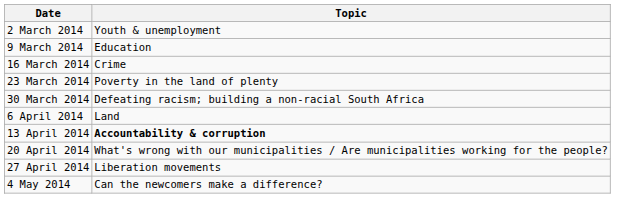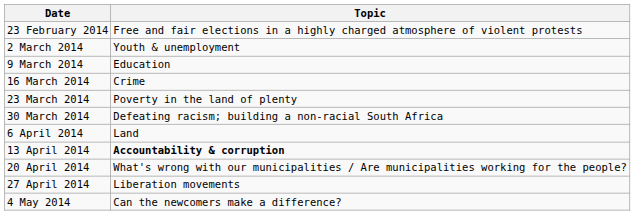+ row: (58, 30)
